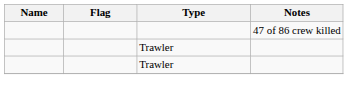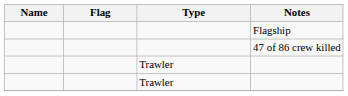+ row: (194, 30)
